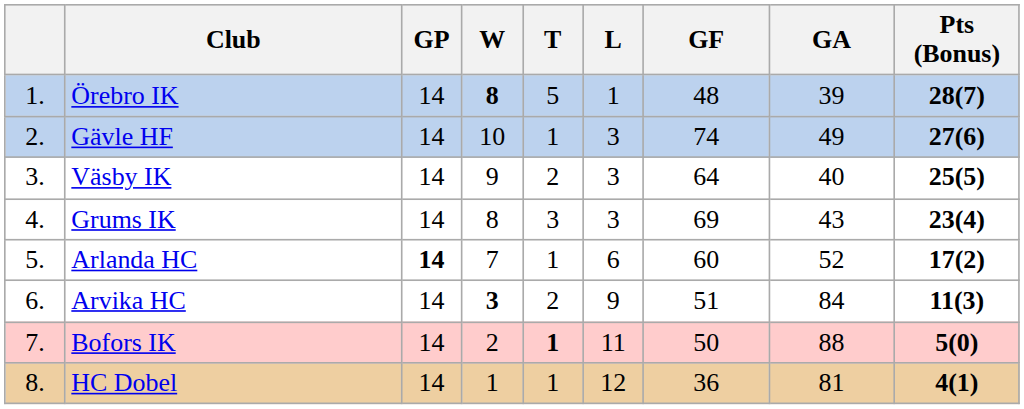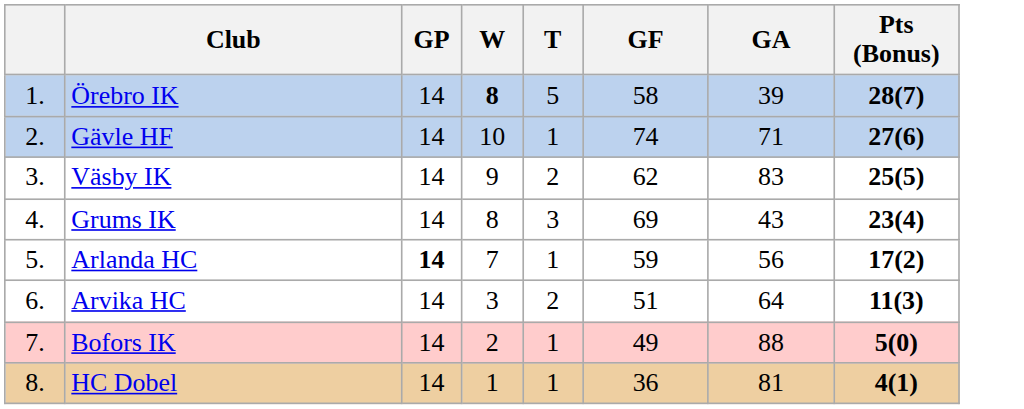- column: (613, 39)
(706, 95) 48 -> (646, 95) 58
(832, 136) 49 -> (771, 136) 71
(706, 177) 64 -> (646, 177) 62
(832, 177) 40 -> (771, 177) 83
(706, 259) 60 -> (646, 259) 59
(832, 259) 52 -> (771, 259) 56
(492, 300) bold -> (492, 300) normal
(832, 300) 84 -> (771, 300) 64
(553, 341) bold -> (553, 341) normal
(706, 341) 50 -> (646, 341) 49
